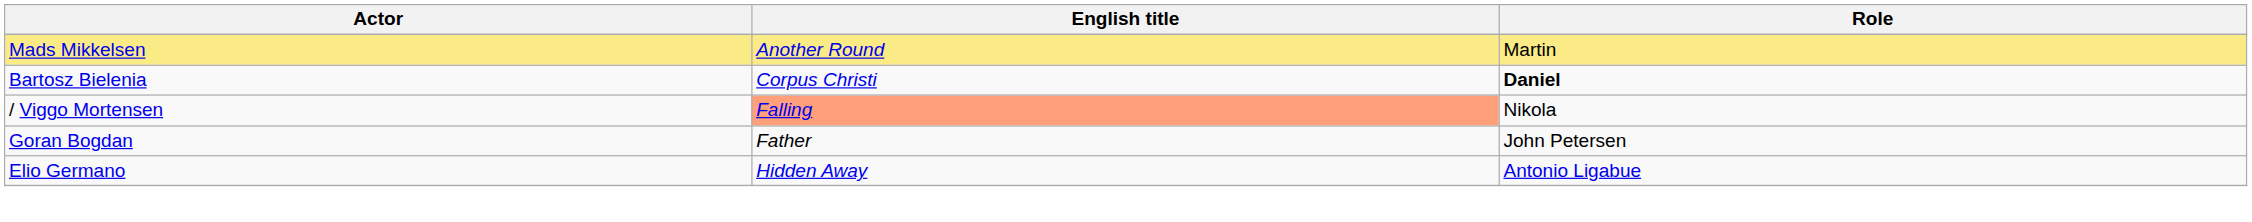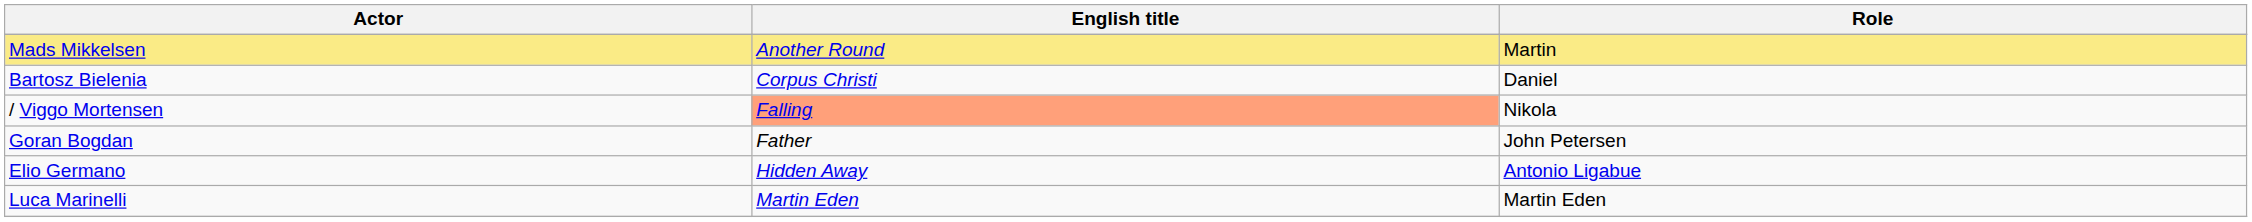(1532, 79) bold -> (1530, 79) normal
+ row: (68, 200)
